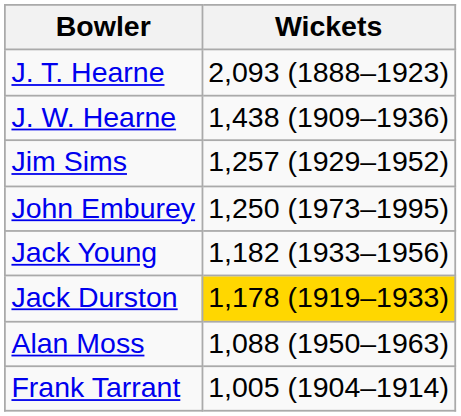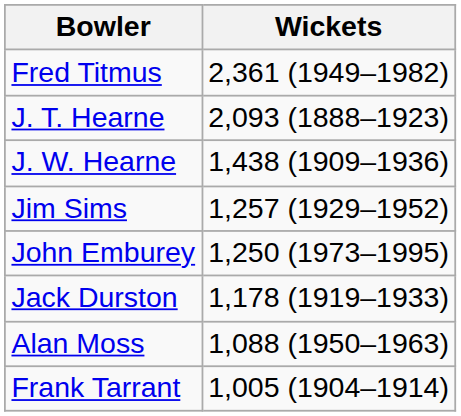+ row: (87, 72)
- row: (84, 252)
(329, 298) gold background -> (329, 298) no background
